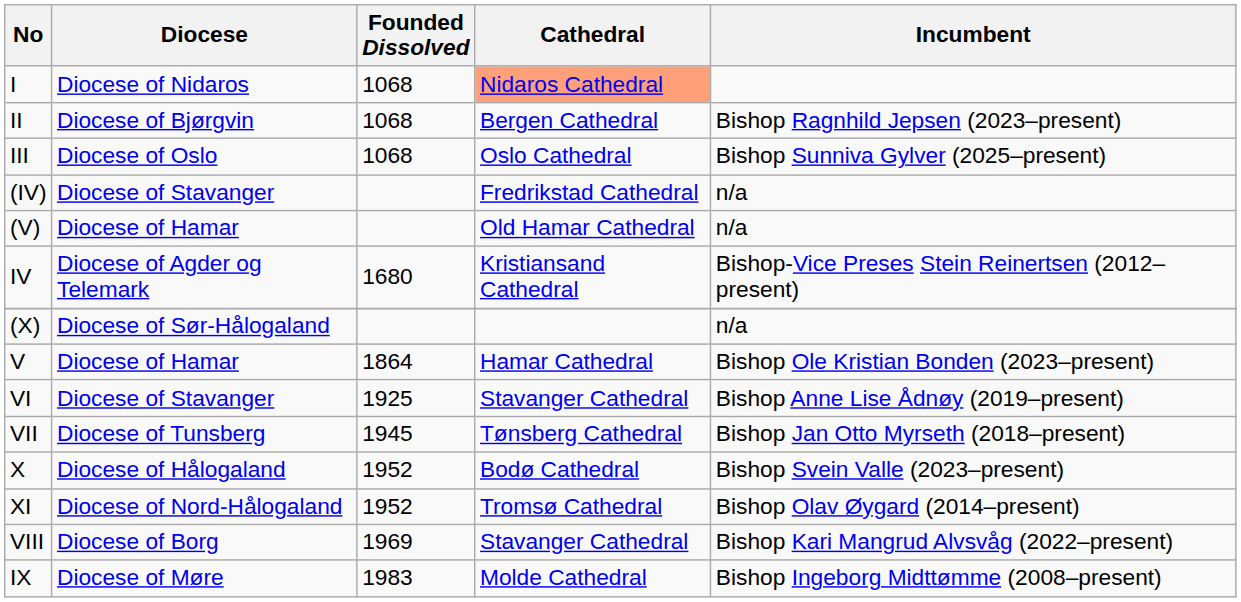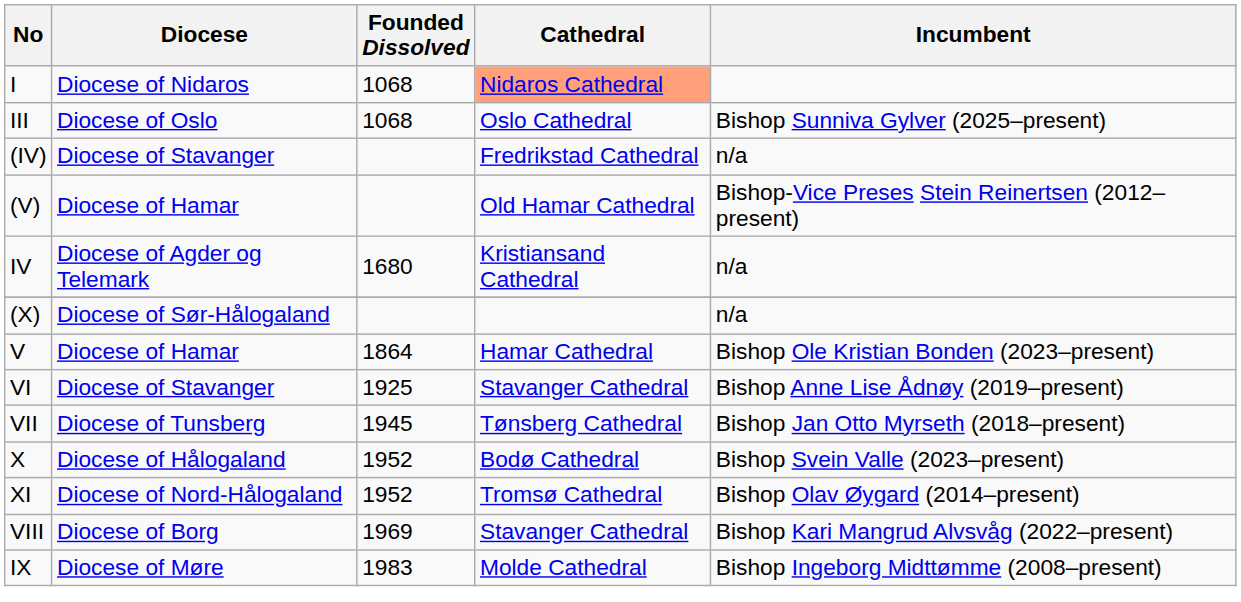- row: (16, 120)
(732, 228) n/a -> (940, 204) Bishop-Vice Preses Stein Reinertsen (2012–present)
(940, 277) Bishop-Vice Preses Stein Reinertsen (2012–present) -> (732, 266) n/a
